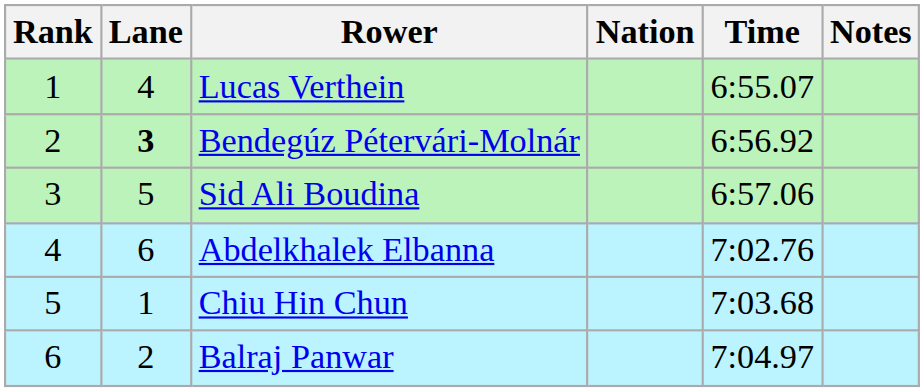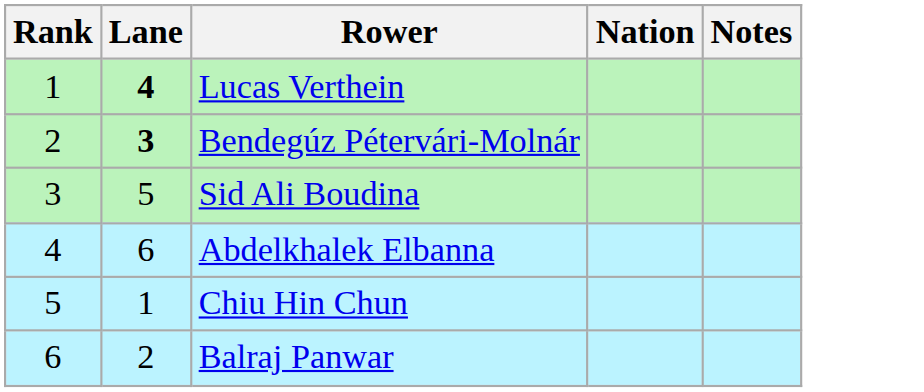- column: (762, 31)
(146, 85) normal -> (146, 85) bold
